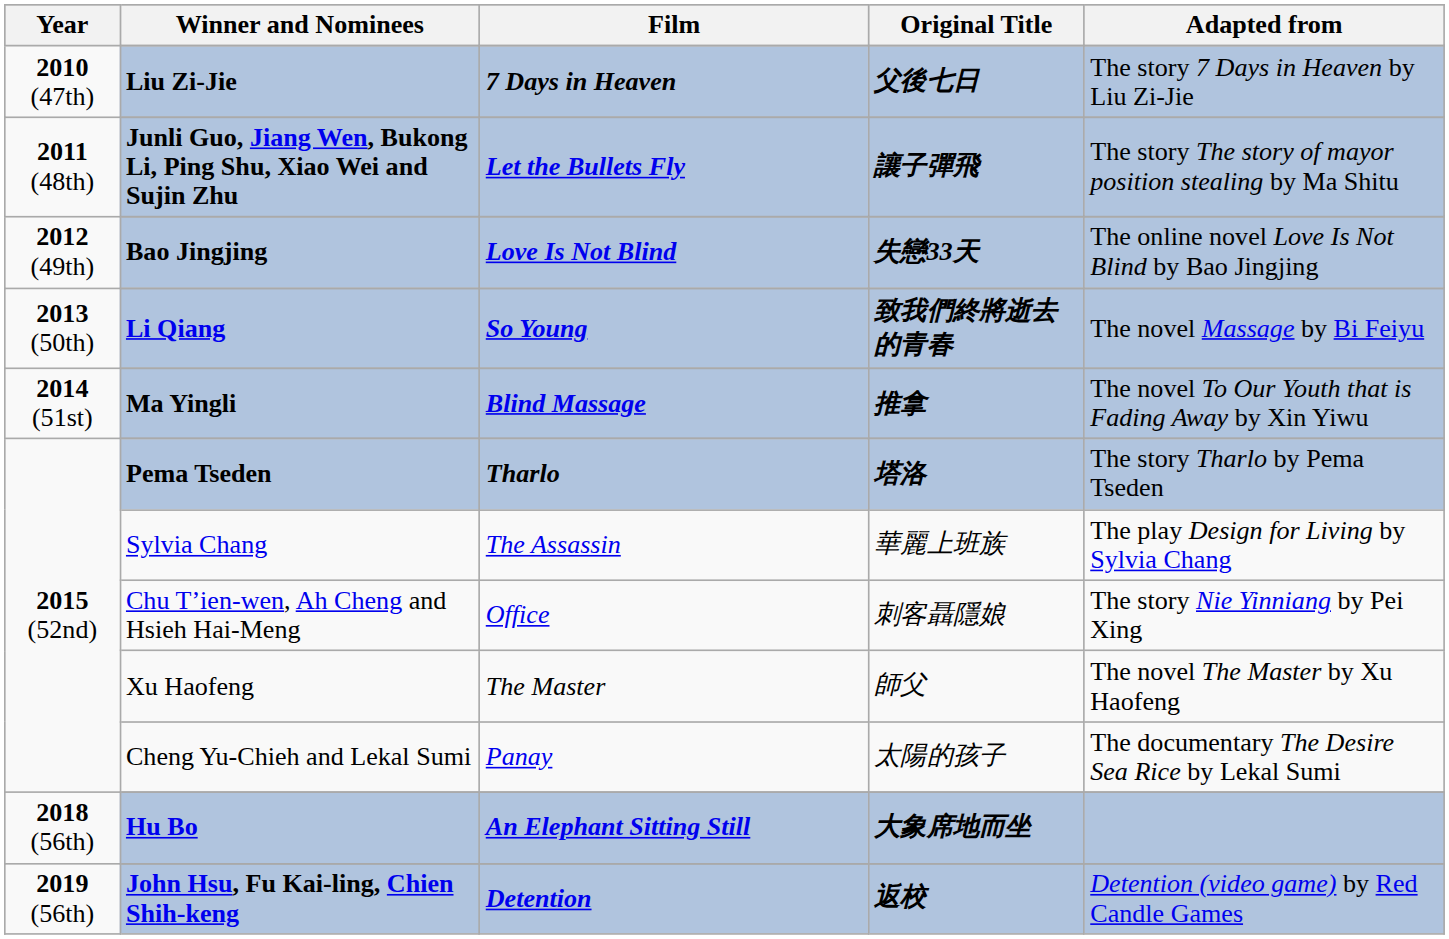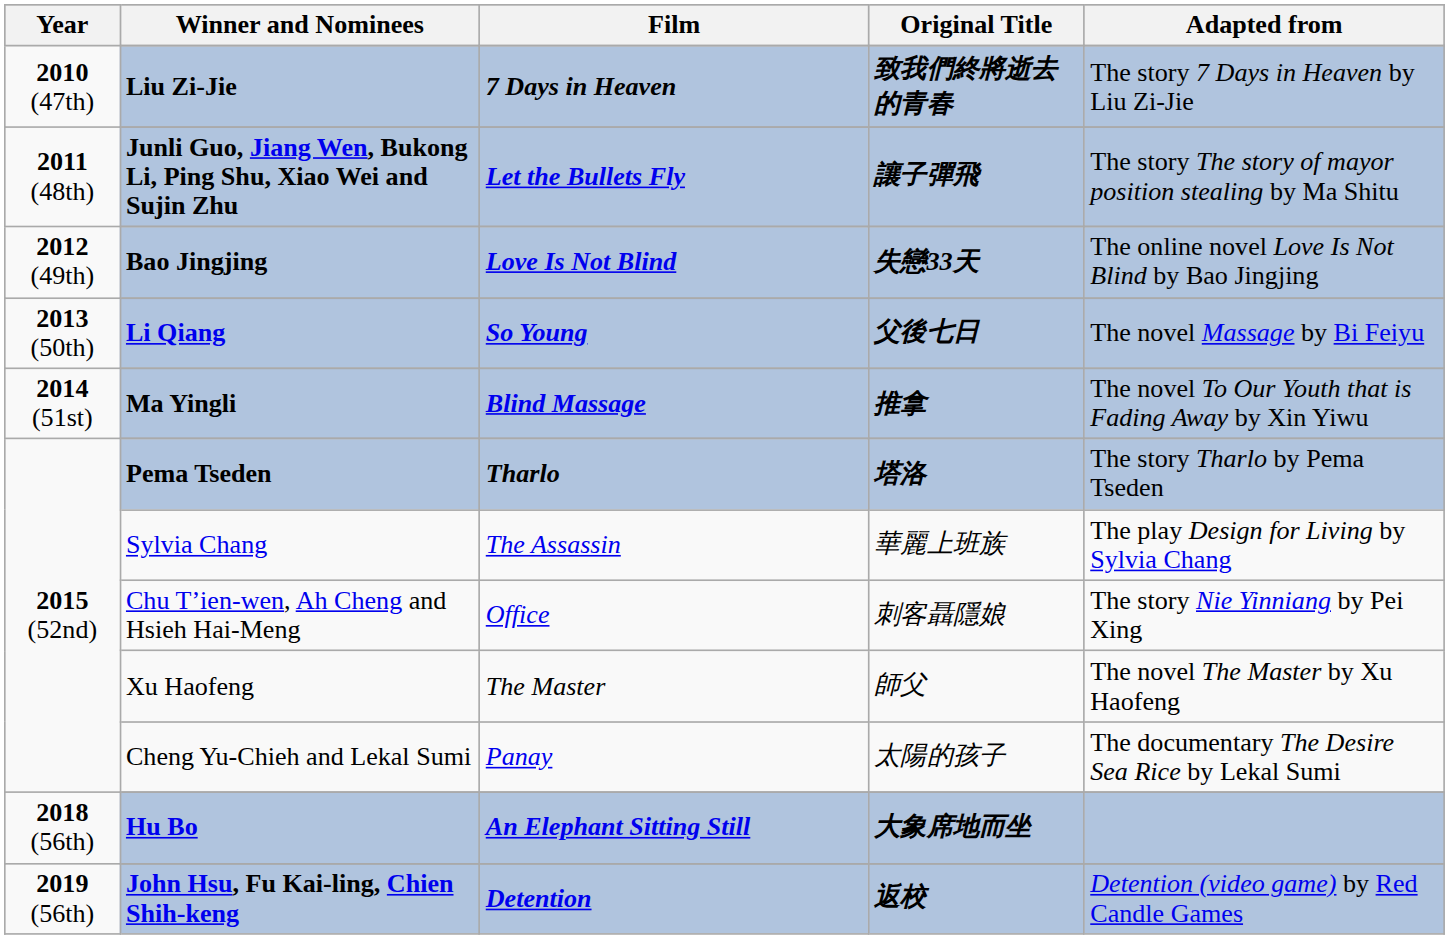(927, 80) 父後七日 -> (966, 85) 致我們終將逝去的青春
(966, 326) 致我們終將逝去的青春 -> (927, 331) 父後七日
